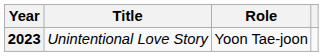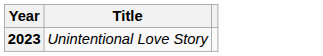- column: (261, 16)
